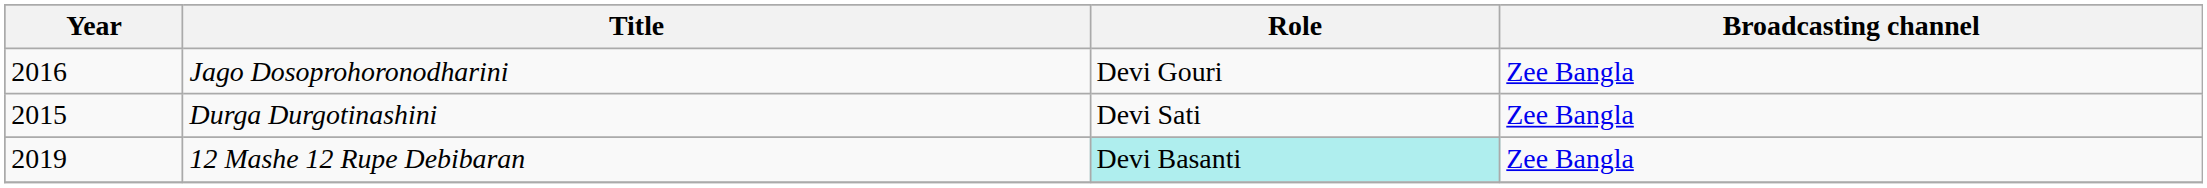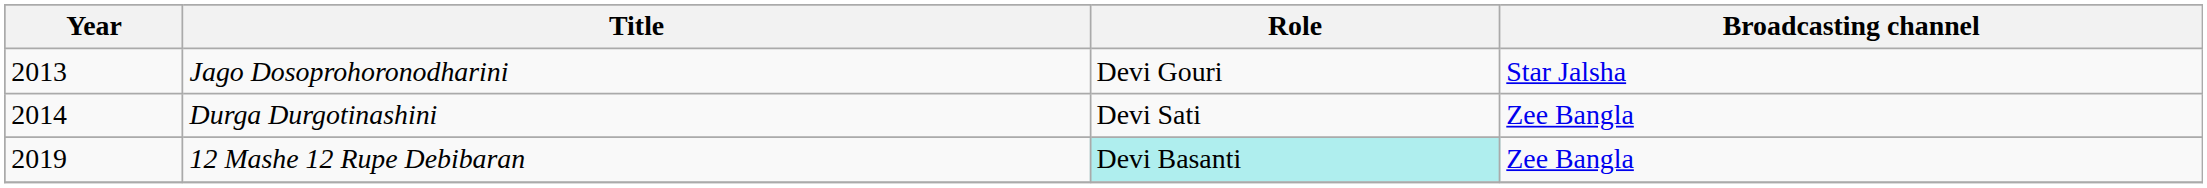(39, 70) 2016 -> (39, 70) 2013
(1570, 70) Zee Bangla -> (1566, 70) Star Jalsha
(39, 114) 2015 -> (39, 114) 2014
